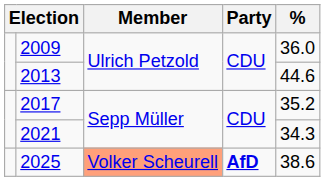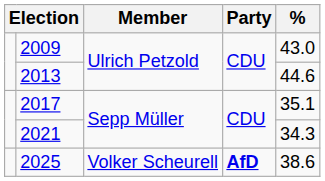(298, 47) 36.0 -> (298, 47) 43.0
(298, 104) 35.2 -> (298, 104) 35.1
(153, 162) lightsalmon background -> (153, 162) no background
